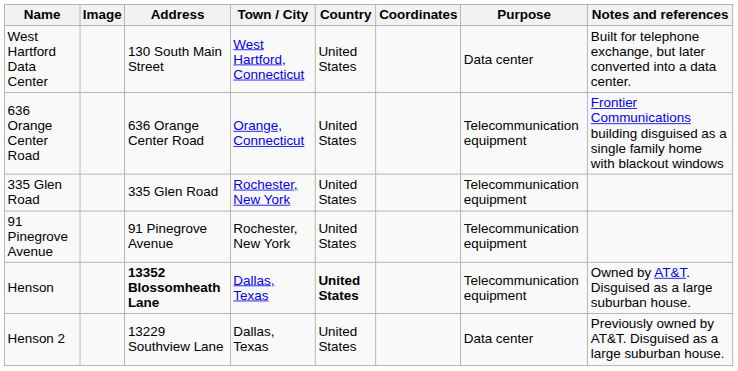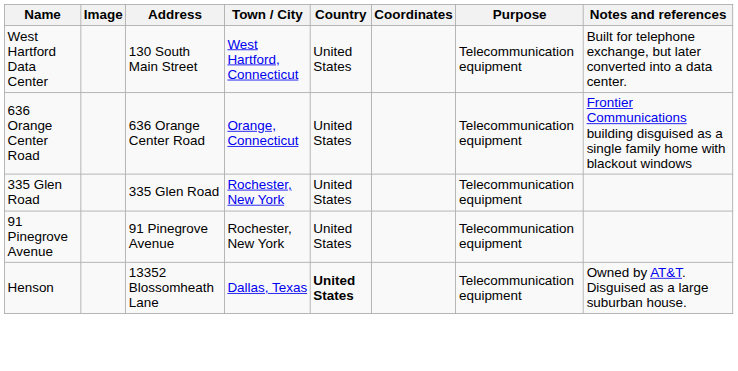(498, 59) Data center -> (516, 59) Telecommunication equipment
(174, 288) bold -> (171, 288) normal
- row: (36, 339)
